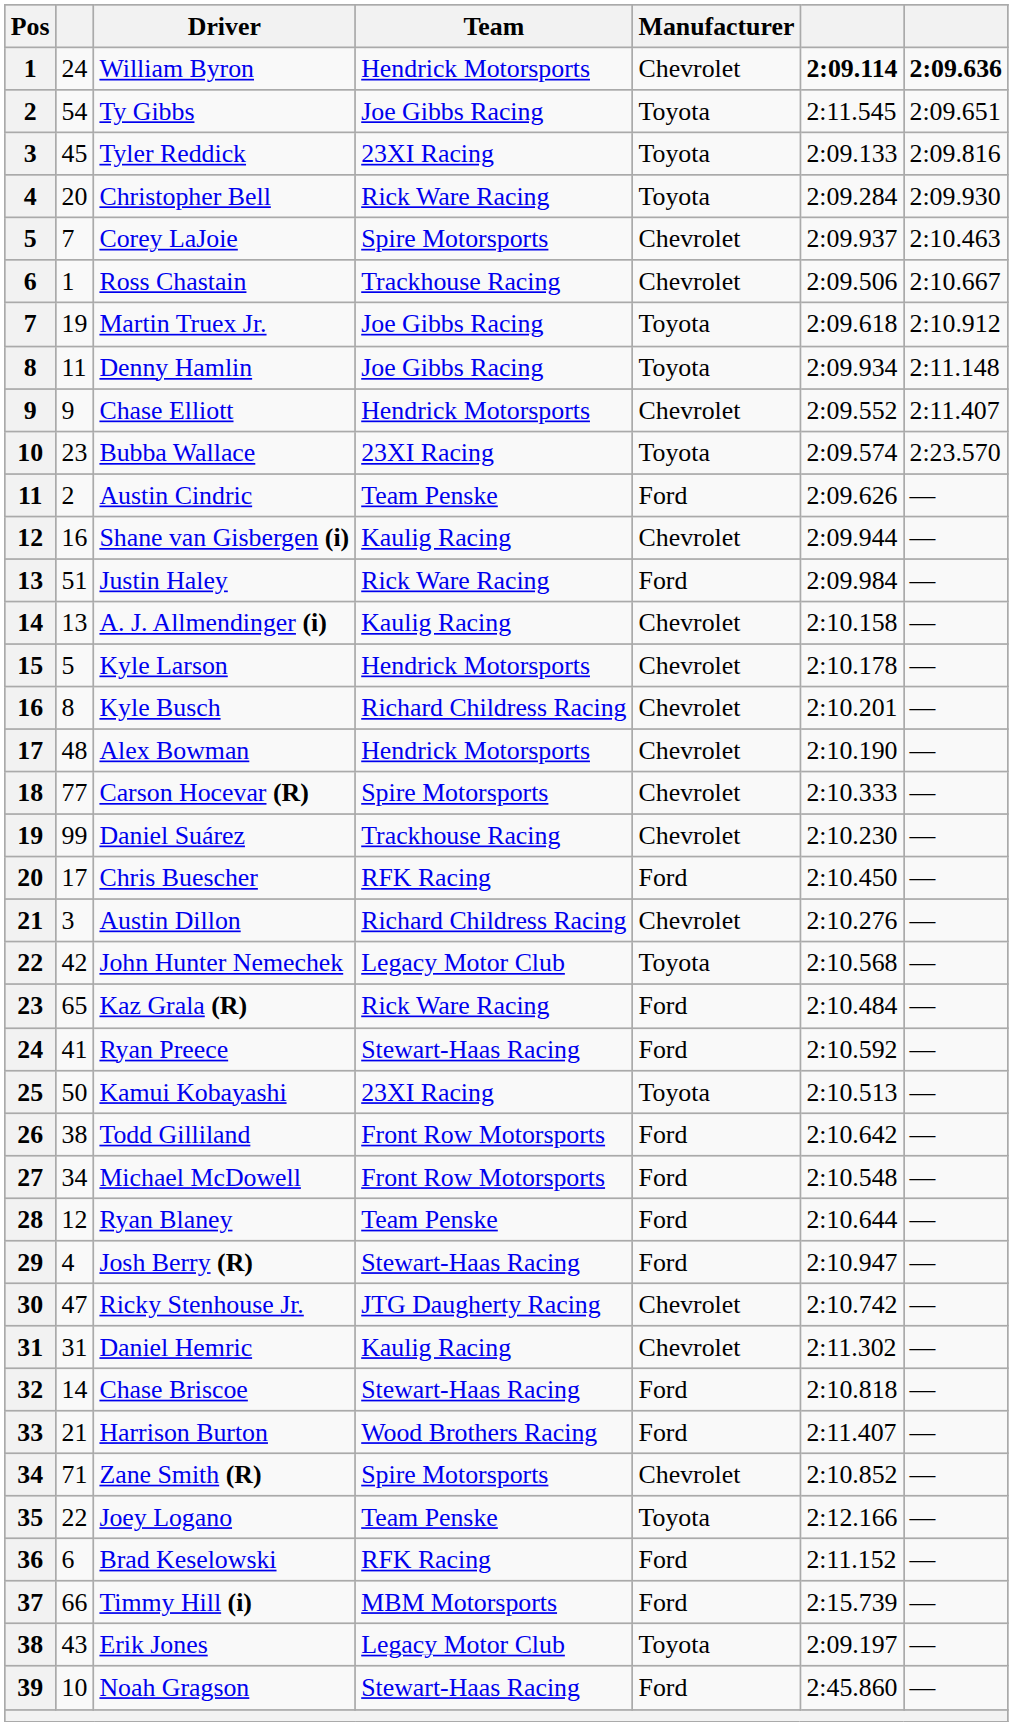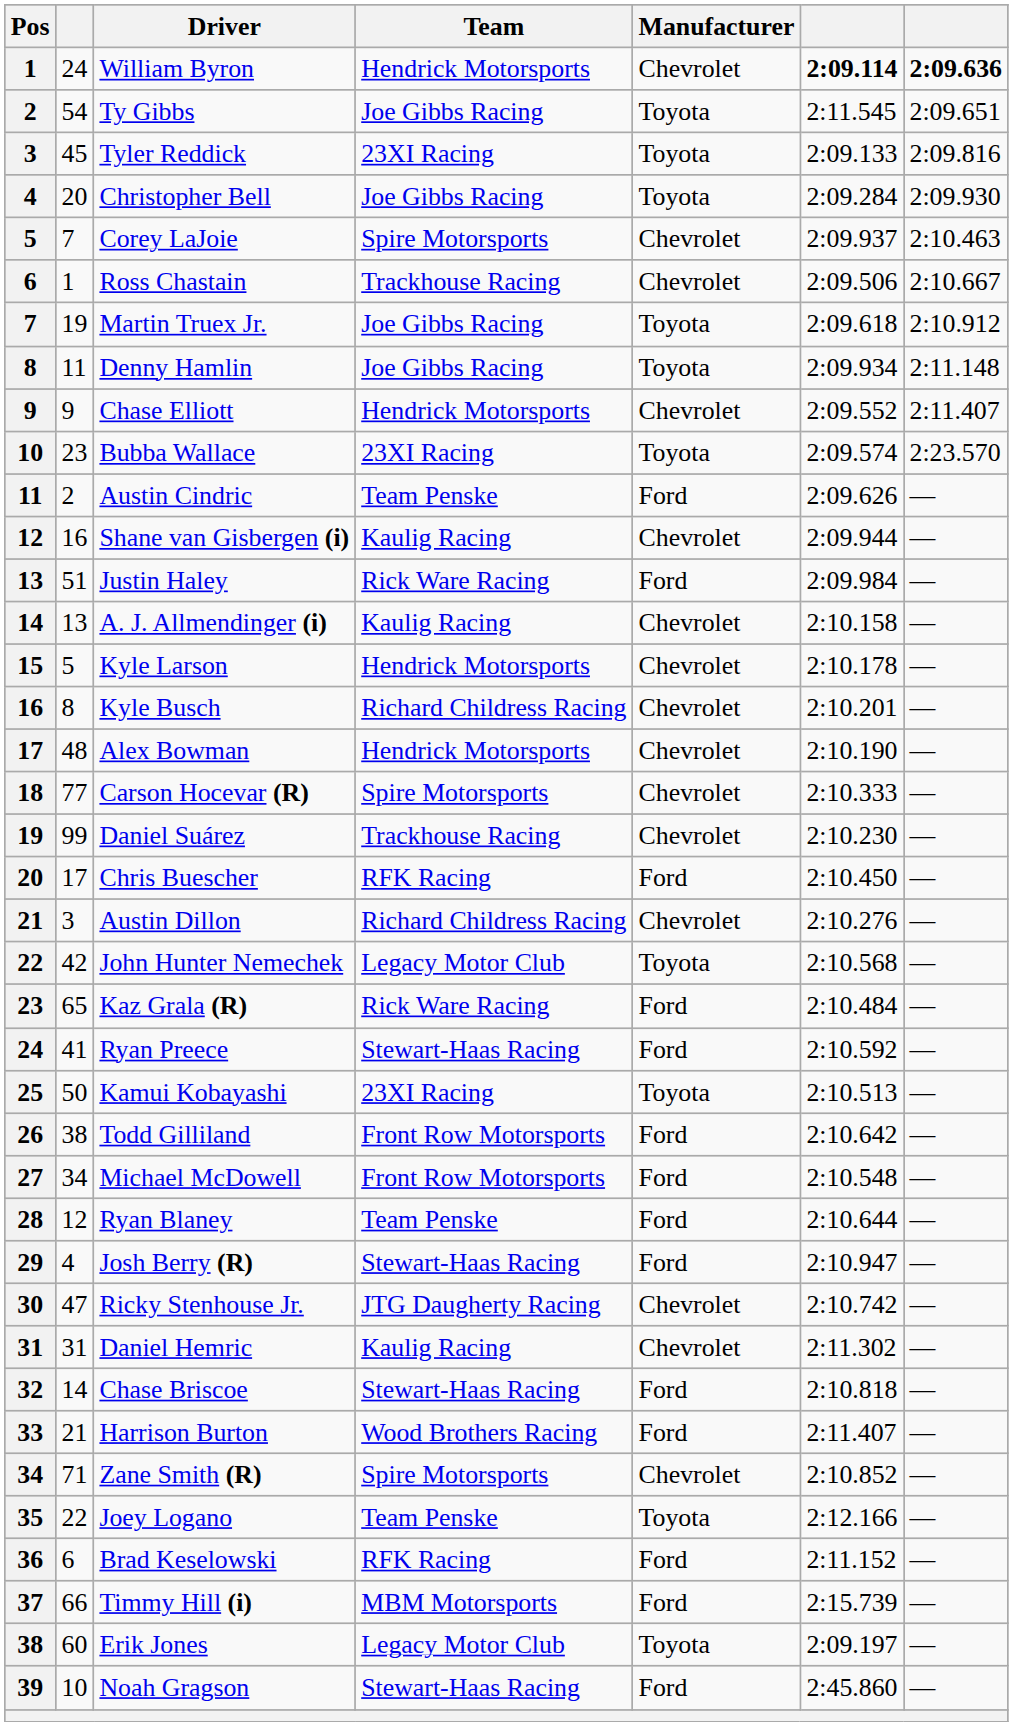(455, 196) Rick Ware Racing -> (452, 196) Joe Gibbs Racing
(74, 1645) 43 -> (74, 1645) 60
